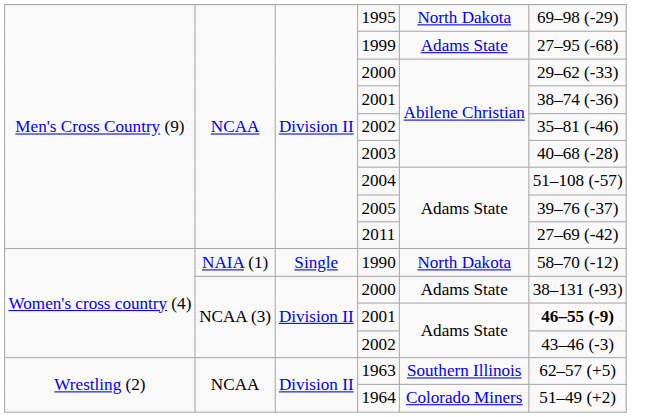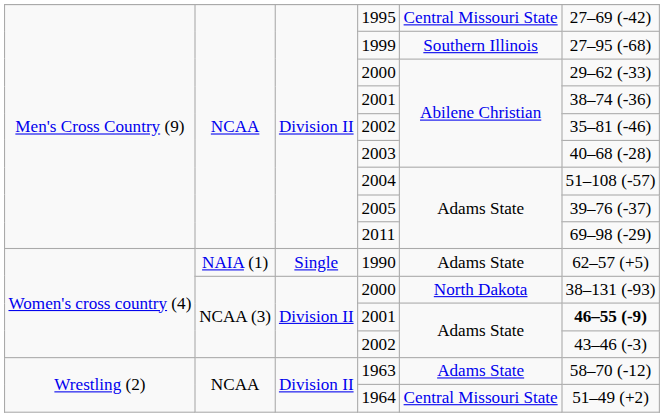(464, 18) North Dakota -> (481, 18) Central Missouri State
(578, 18) 69–98 (-29) -> (610, 18) 27–69 (-42)
(464, 45) Adams State -> (481, 45) Southern Illinois
(578, 235) 27–69 (-42) -> (610, 235) 69–98 (-29)
(464, 262) North Dakota -> (481, 262) Adams State
(578, 262) 58–70 (-12) -> (610, 262) 62–57 (+5)
(464, 289) Adams State -> (481, 289) North Dakota
(464, 371) Southern Illinois -> (481, 371) Adams State
(578, 371) 62–57 (+5) -> (610, 371) 58–70 (-12)
(464, 398) Colorado Miners -> (481, 398) Central Missouri State
